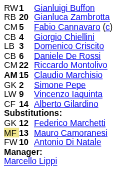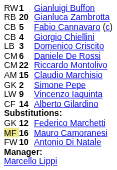(11, 27) CM -> (10, 27) CB
(10, 56) CB -> (11, 56) CM
(11, 75) bold -> (10, 75) normal
(24, 133) 13 -> (24, 133) 16
